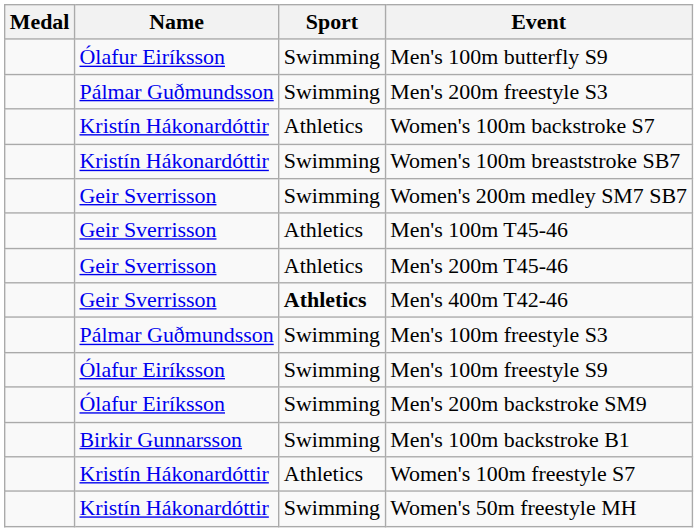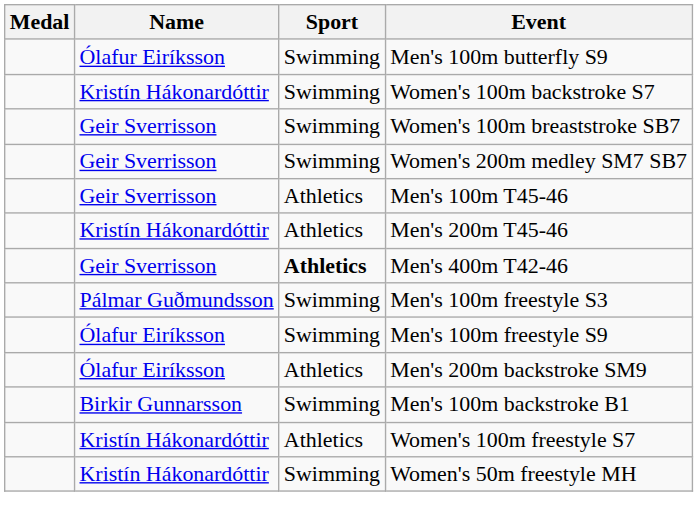- row: (499, 91)
(323, 126) Athletics -> (332, 91) Swimming
(174, 160) Kristín Hákonardóttir -> (148, 126) Geir Sverrisson
(148, 265) Geir Sverrisson -> (174, 230) Kristín Hákonardóttir
(332, 404) Swimming -> (323, 369) Athletics
